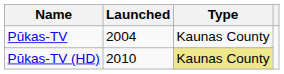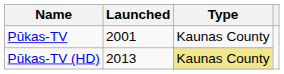(121, 36) 2004 -> (121, 36) 2001
(121, 58) 2010 -> (121, 58) 2013
